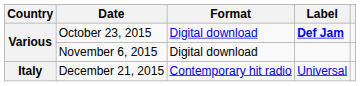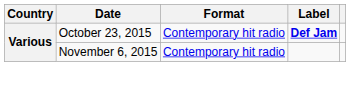(214, 33) Digital download -> (224, 33) Contemporary hit radio
(214, 52) Digital download -> (224, 52) Contemporary hit radio
- row: (111, 71)
